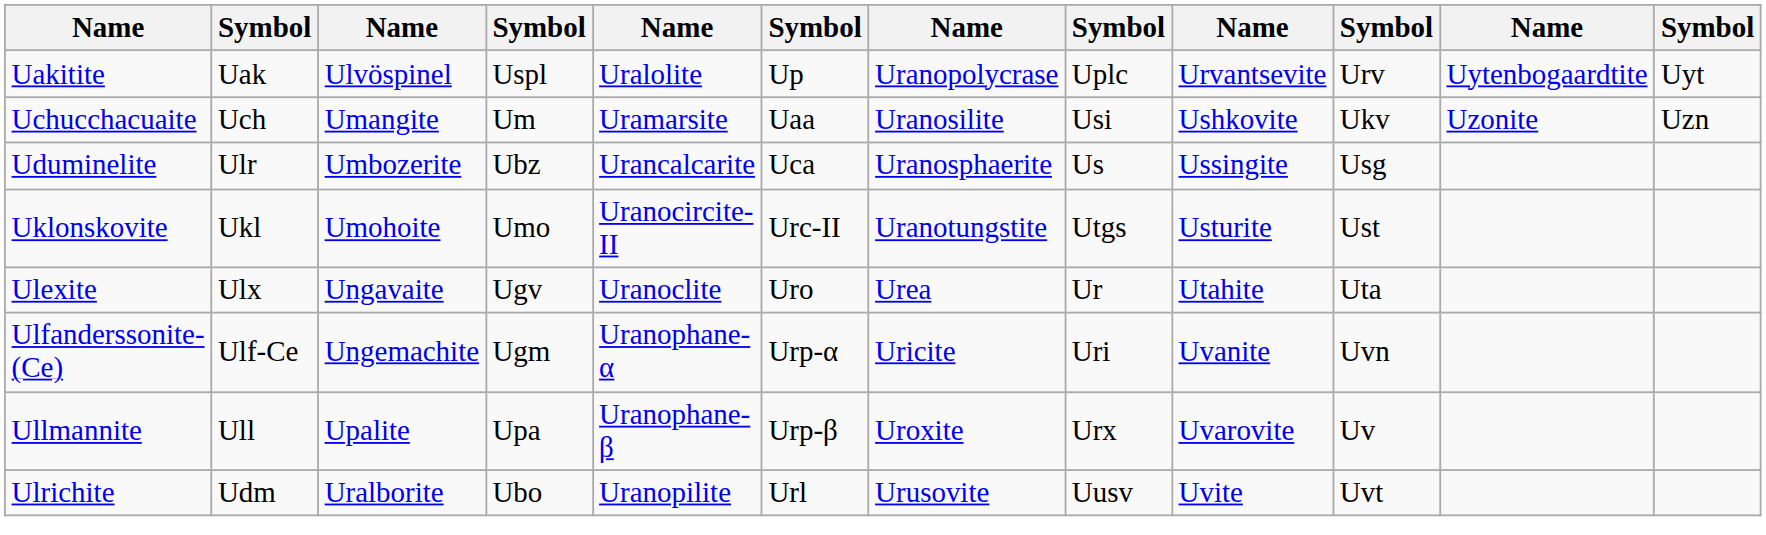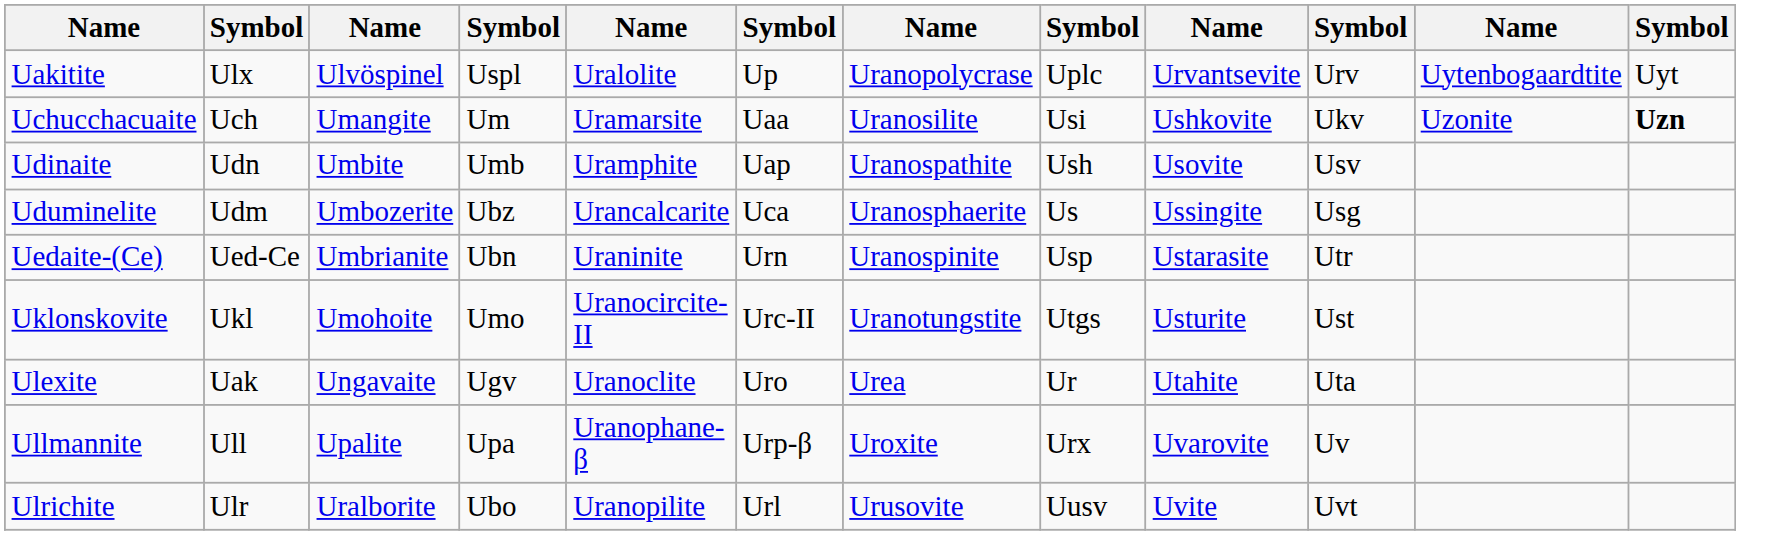(242, 73) Uak -> (232, 73) Ulx
(1685, 119) normal -> (1660, 119) bold
+ row: (61, 165)
(237, 165) Ulr -> (239, 211) Udm
+ row: (87, 257)
(240, 289) Ulx -> (234, 381) Uak
- row: (108, 351)
(247, 492) Udm -> (229, 505) Ulr
